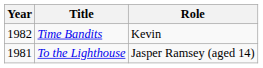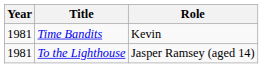(20, 33) 1982 -> (20, 33) 1981
